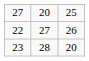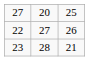(71, 47) 20 -> (71, 47) 21
